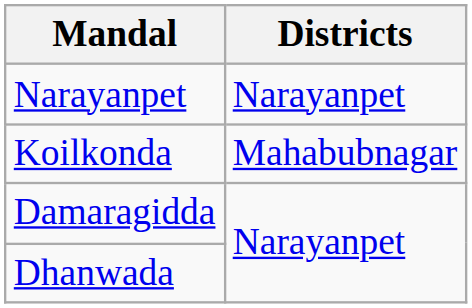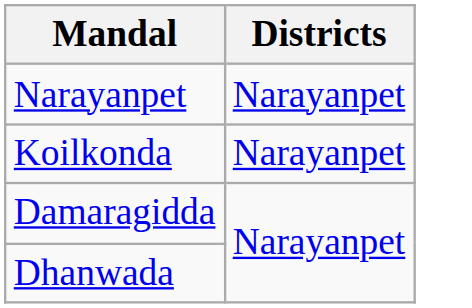(345, 152) Mahabubnagar -> (319, 152) Narayanpet
